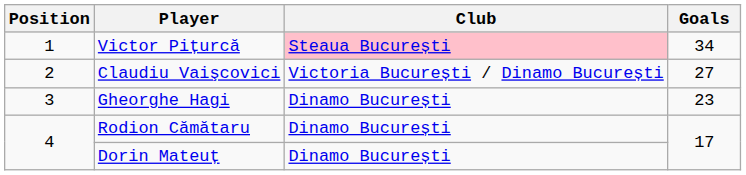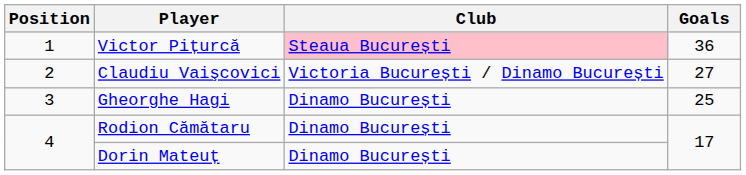(704, 46) 34 -> (704, 46) 36
(704, 101) 23 -> (704, 101) 25
